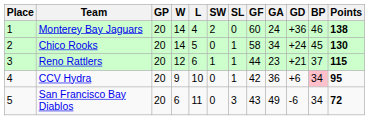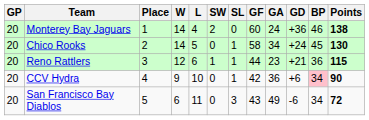columns swapped: (20, 12) <-> (162, 12)
(317, 62) 37 -> (317, 62) 36
(336, 78) 95 -> (336, 78) 90
